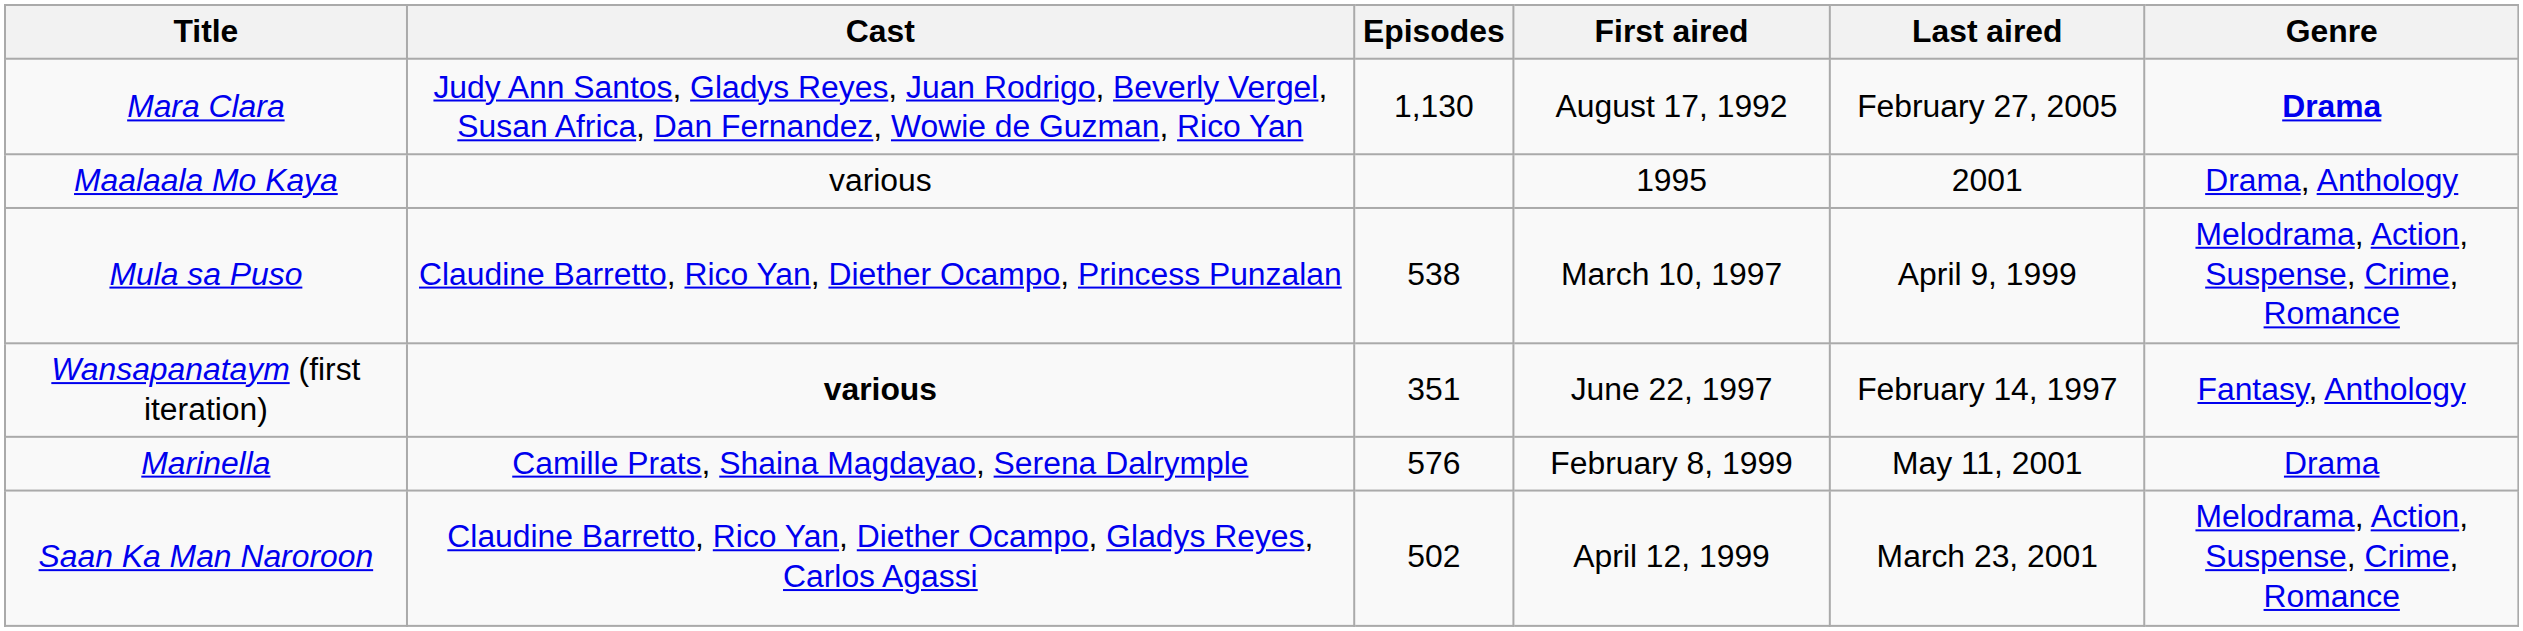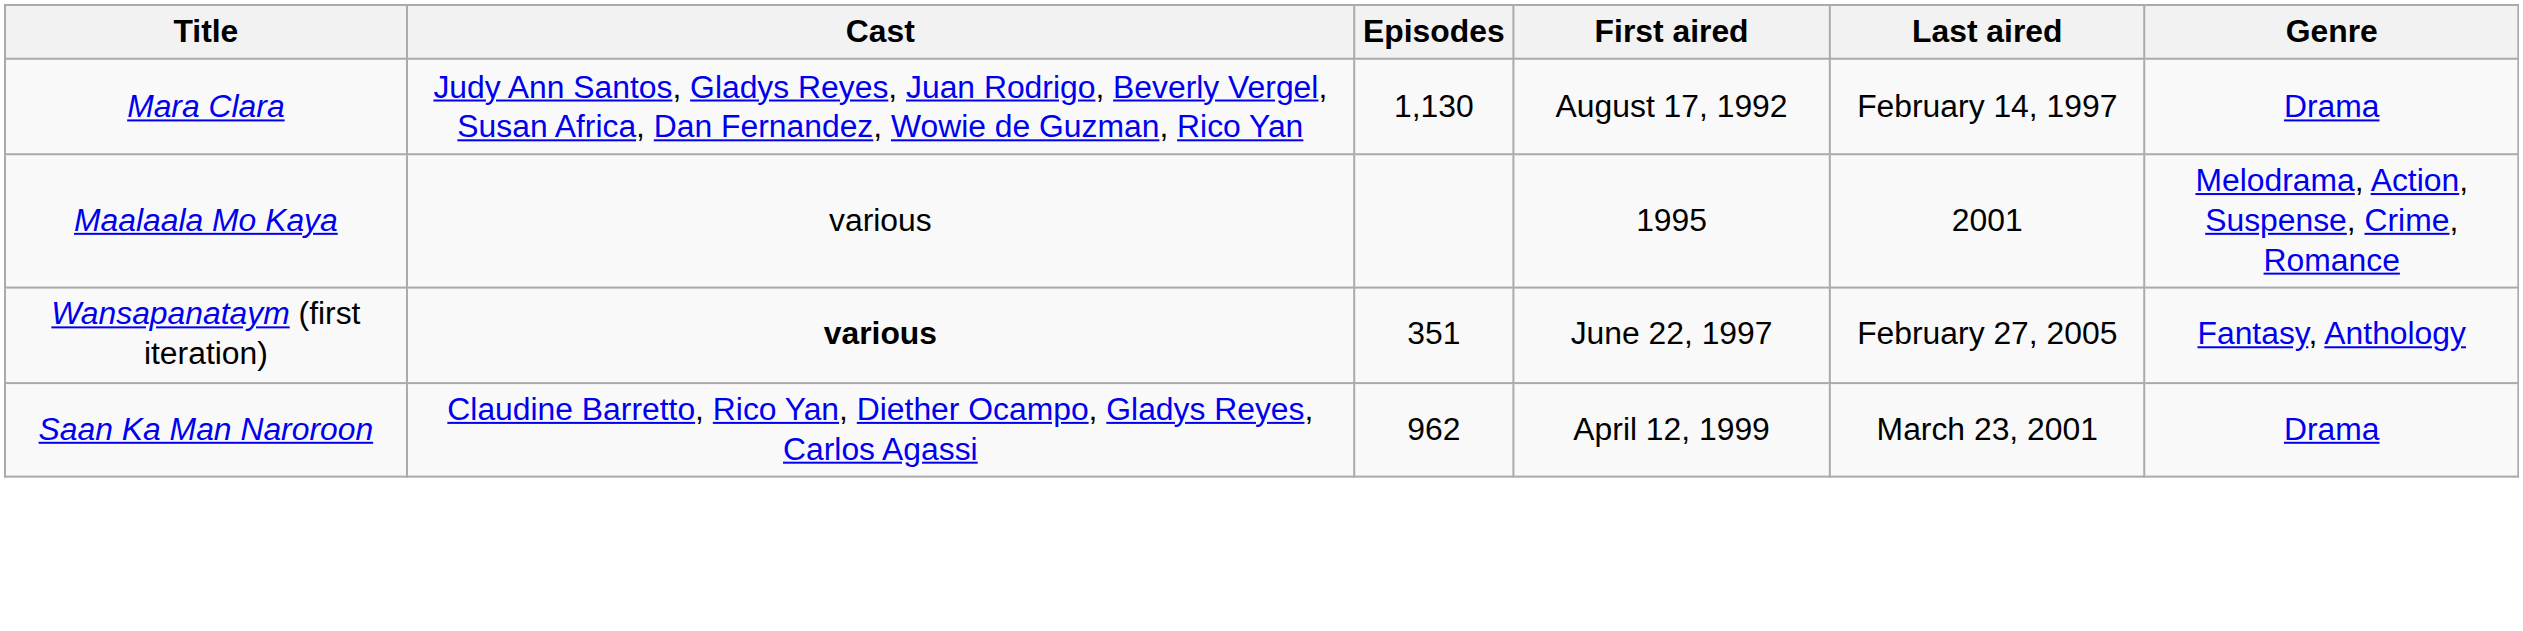(1987, 106) February 27, 2005 -> (1987, 106) February 14, 1997
(2332, 106) bold -> (2332, 106) normal
(2332, 180) Drama, Anthology -> (2332, 220) Melodrama, Action, Suspense, Crime, Romance
- row: (206, 274)
(1987, 388) February 14, 1997 -> (1987, 334) February 27, 2005
- row: (206, 463)
(1434, 557) 502 -> (1434, 428) 962
(2332, 557) Melodrama, Action, Suspense, Crime, Romance -> (2332, 428) Drama
